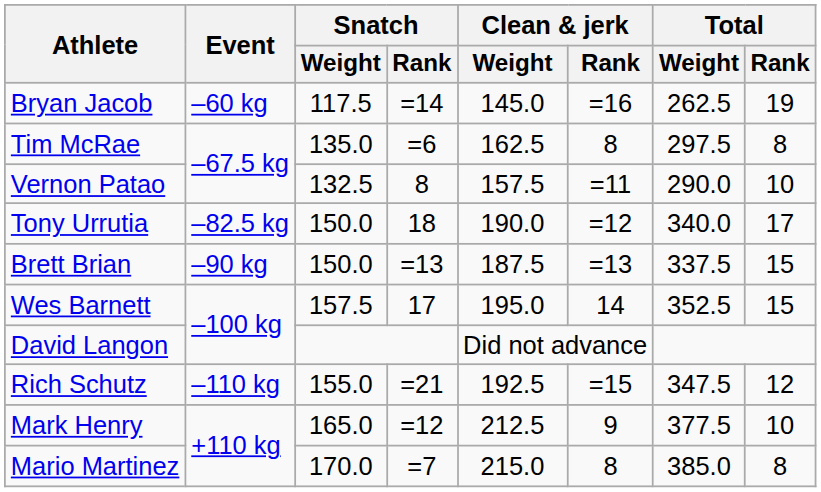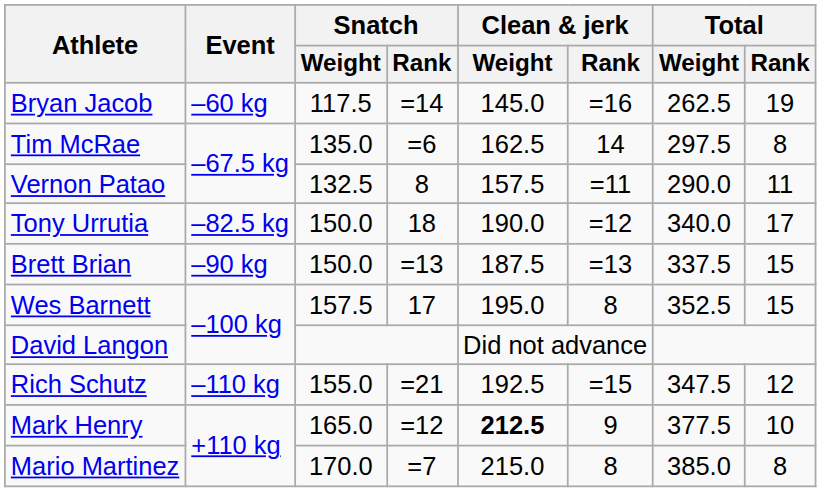(610, 144) 8 -> (610, 144) 14
(780, 184) 10 -> (780, 184) 11
(610, 305) 14 -> (610, 305) 8
(512, 426) normal -> (512, 426) bold
